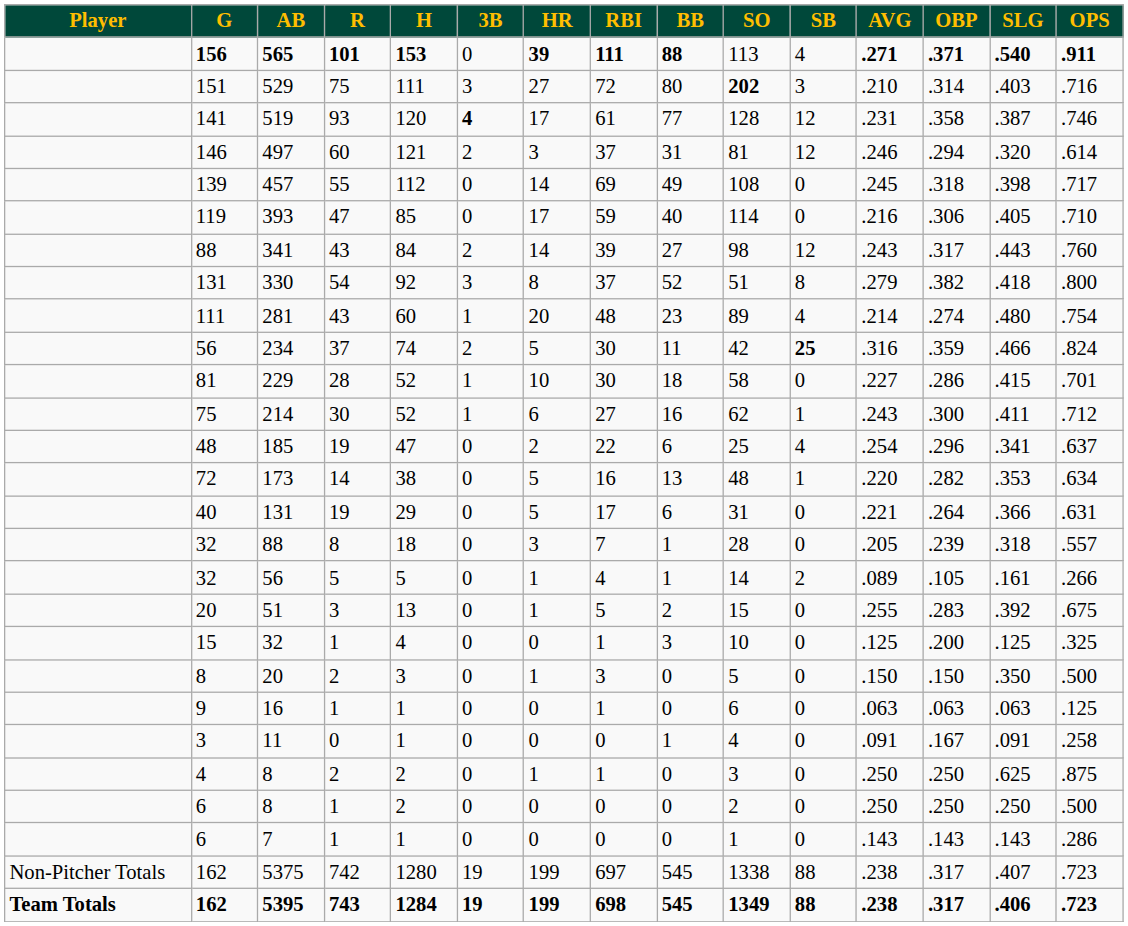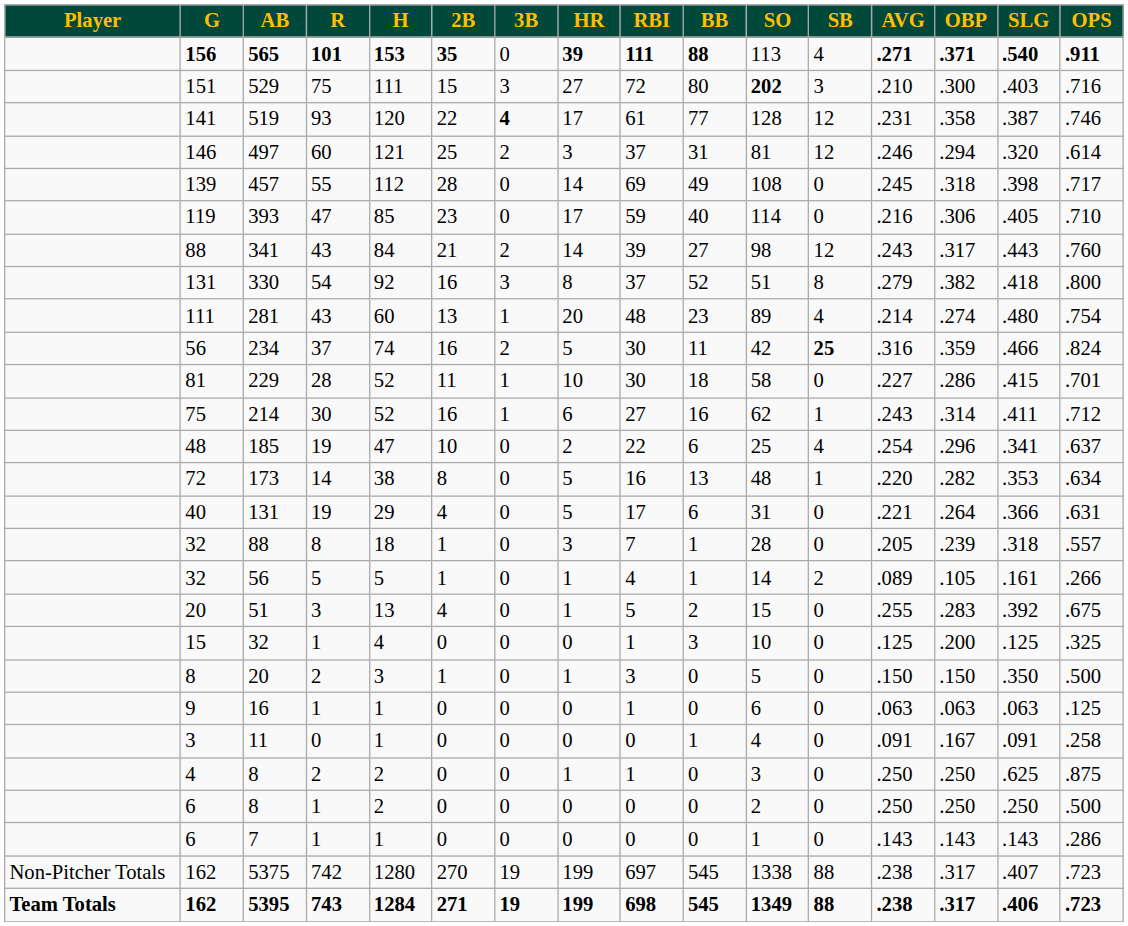+ column: (463, 20)
(946, 86) .314 -> (957, 86) .300
(946, 413) .300 -> (957, 413) .314
